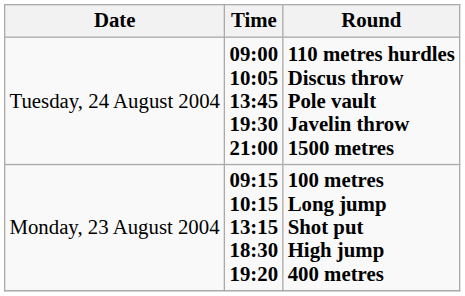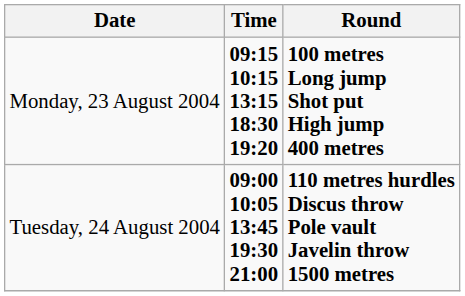rows swapped: (115, 227) <-> (115, 100)
